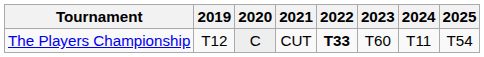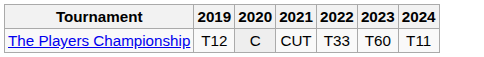- column: (459, 17)
(337, 41) bold -> (337, 41) normal
